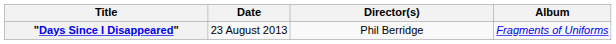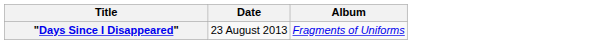- column: (392, 13)
